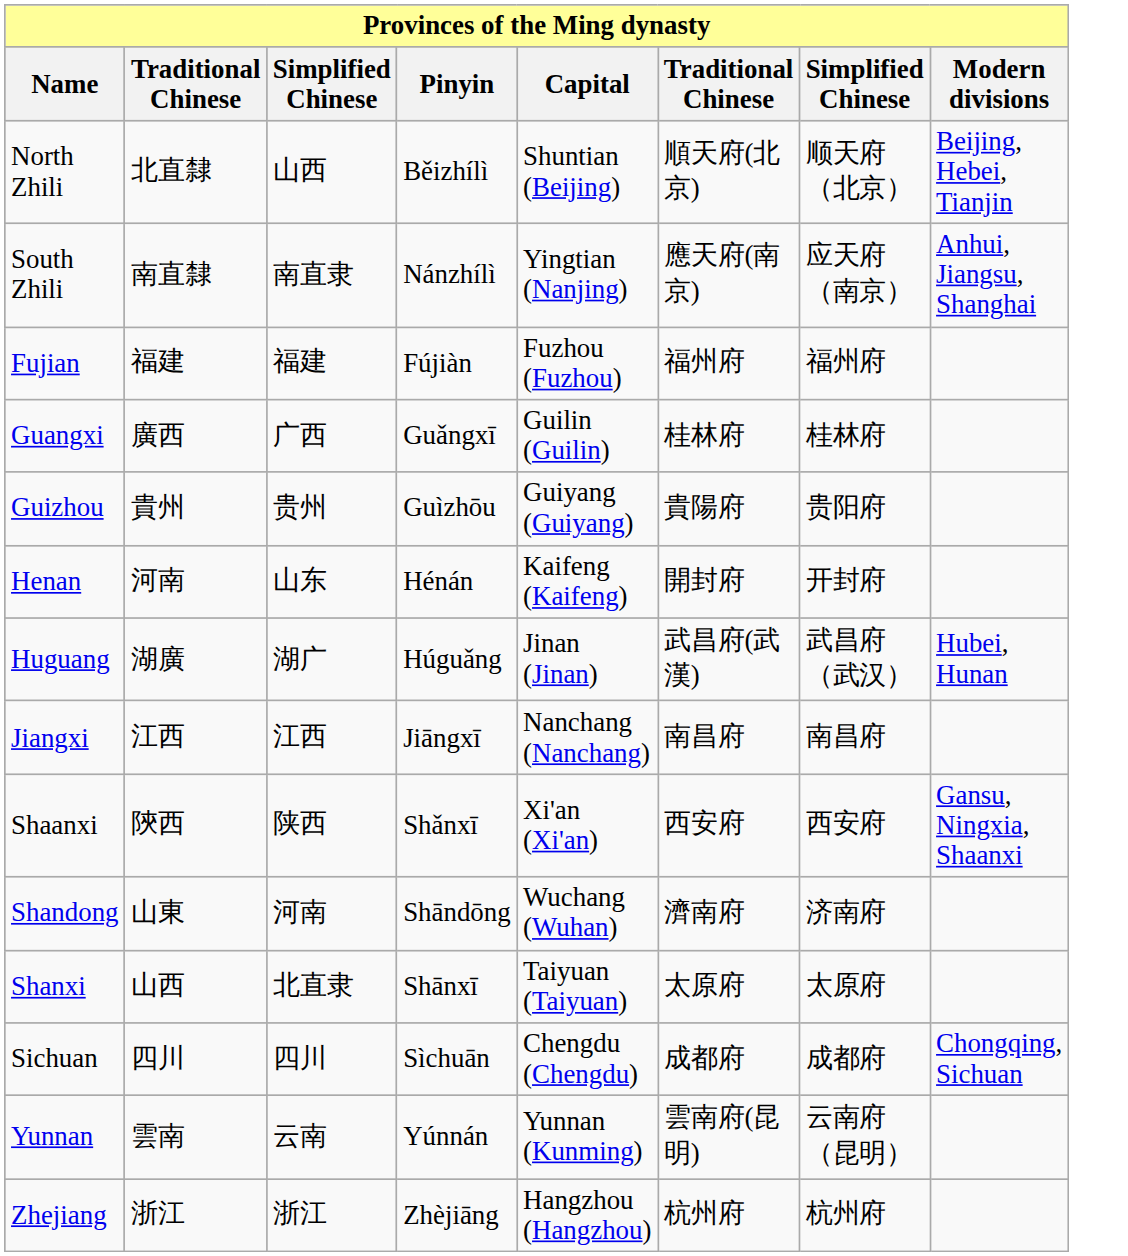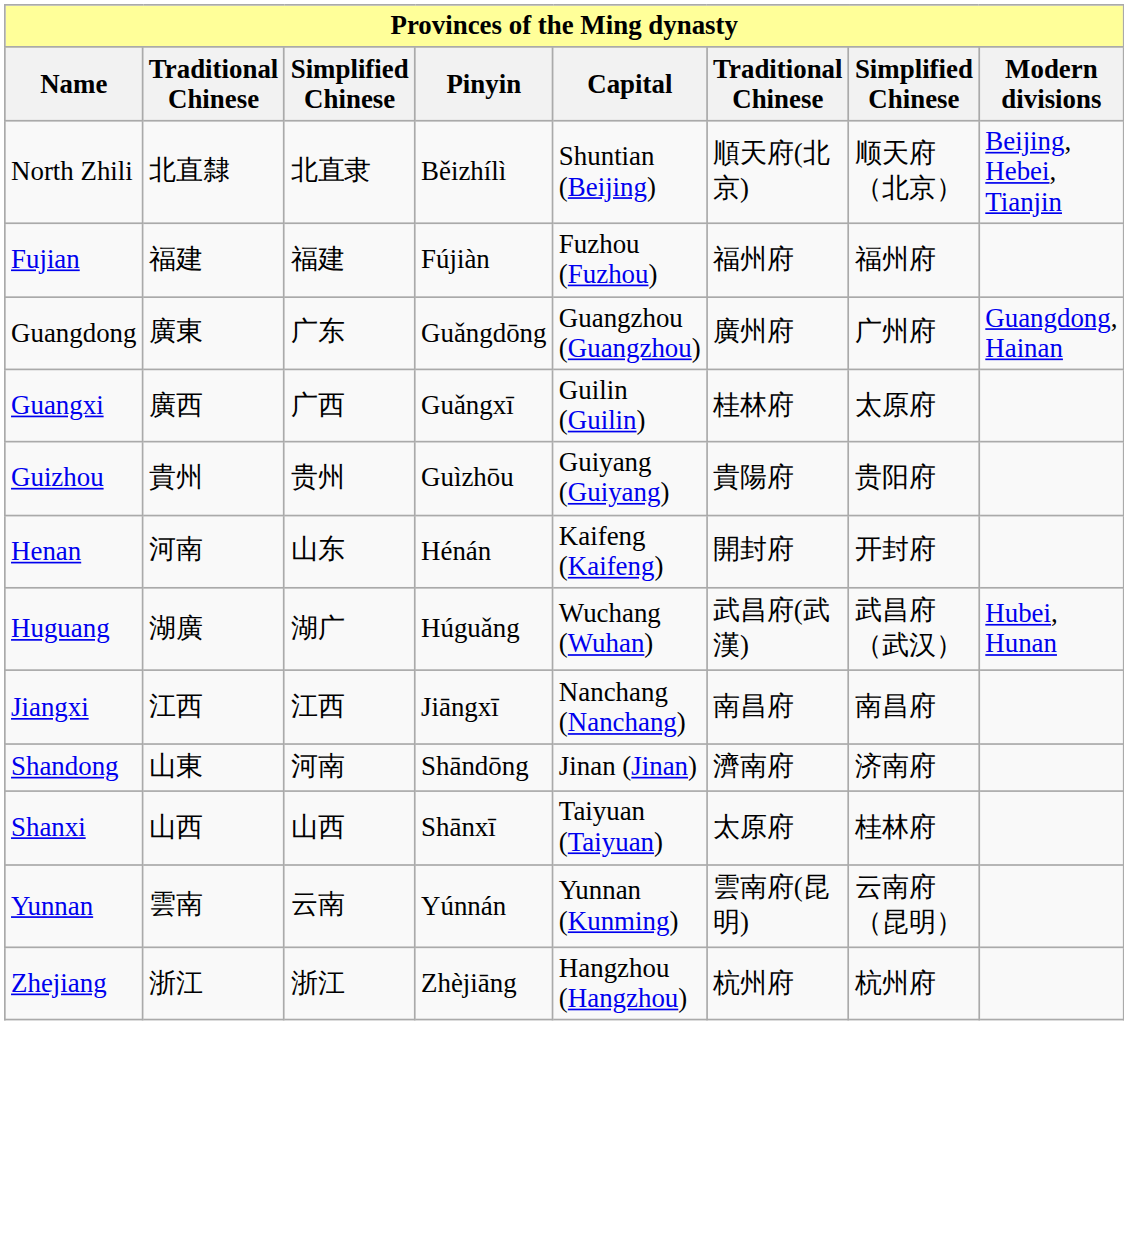(300, 170) 山西 -> (331, 170) 北直隶
- row: (42, 274)
+ row: (74, 332)
(846, 434) 桂林府 -> (895, 404) 太原府
(560, 659) Jinan (Jinan) -> (610, 628) Wuchang (Wuhan)
- row: (54, 825)
(574, 913) Wuchang (Wuhan) -> (628, 767) Jinan (Jinan)
(313, 985) 北直隶 -> (318, 826) 山西
(846, 985) 太原府 -> (895, 826) 桂林府
- row: (54, 1058)
